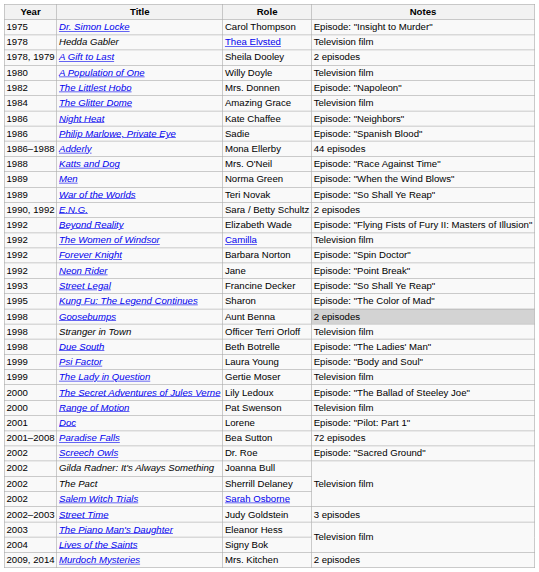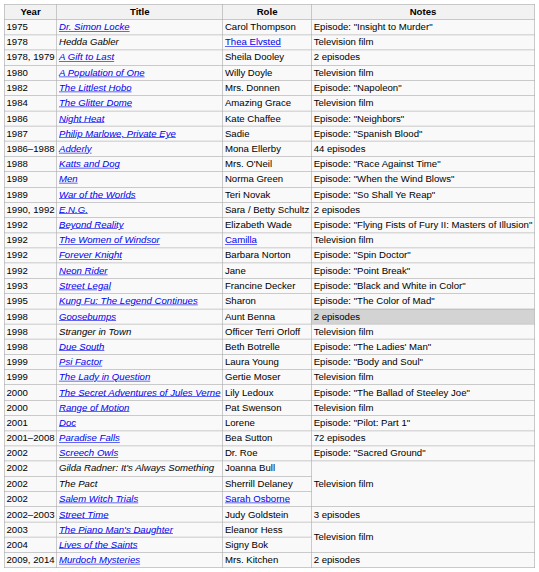(17, 133) 1986 -> (17, 133) 1987
(374, 286) Episode: "So Shall Ye Reap" -> (390, 286) Episode: "Black and White in Color"
